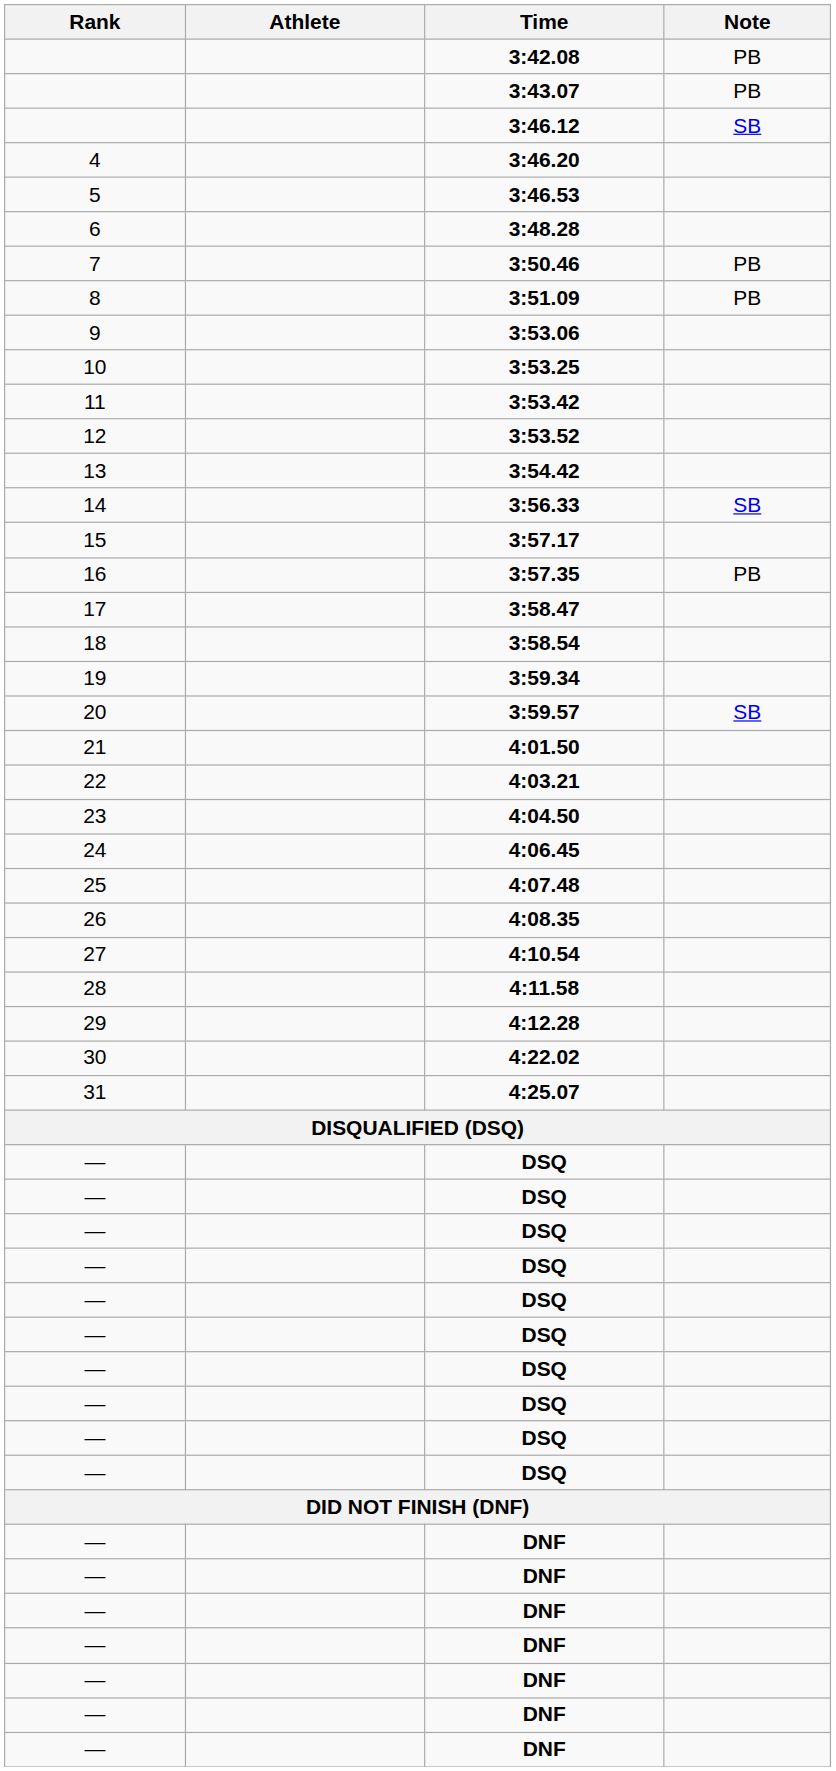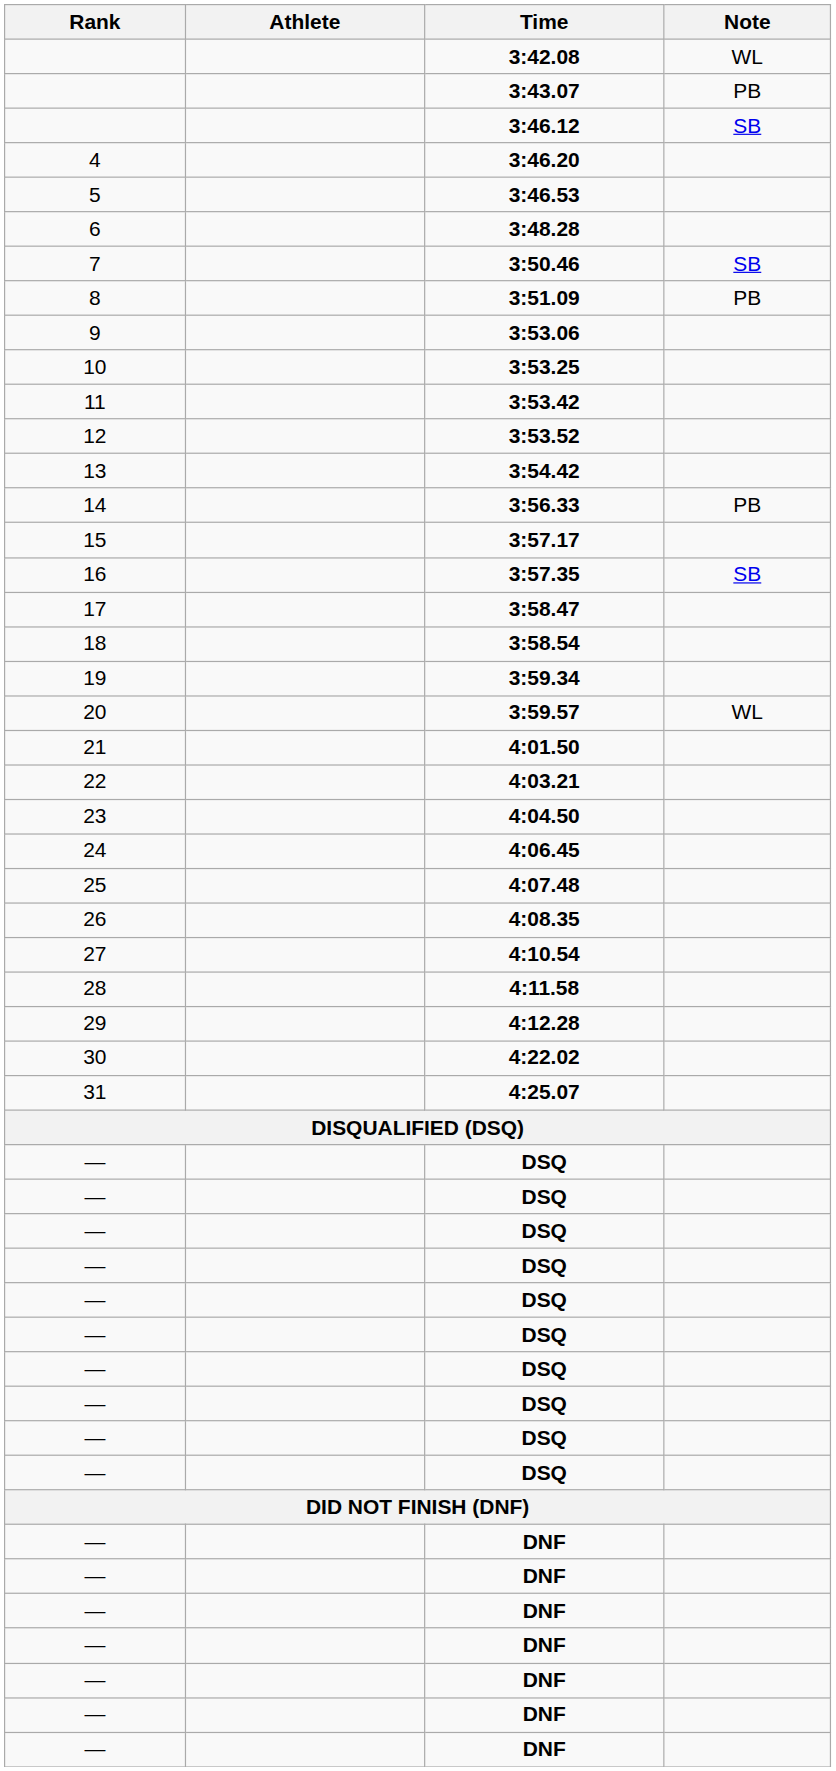(747, 55) PB -> (747, 55) WL
(747, 263) PB -> (747, 263) SB
(747, 505) SB -> (747, 505) PB
(747, 574) PB -> (747, 574) SB
(747, 712) SB -> (747, 712) WL
